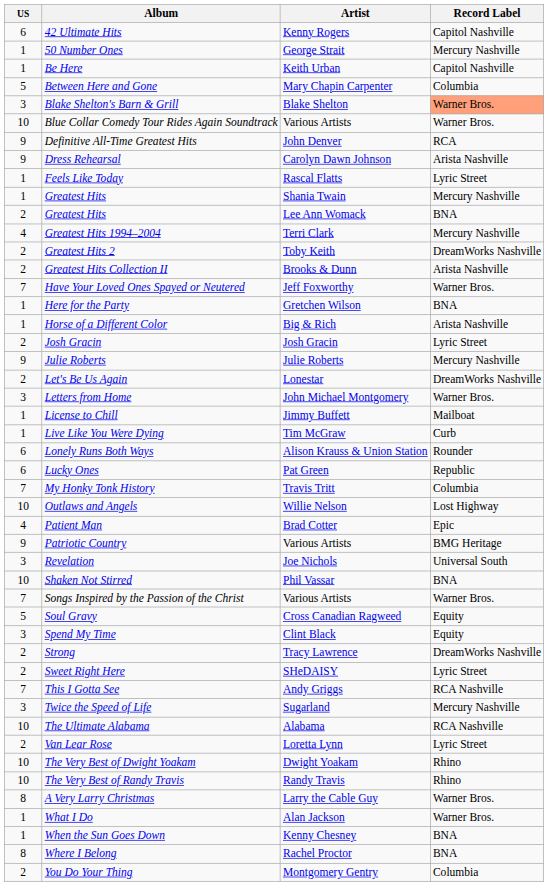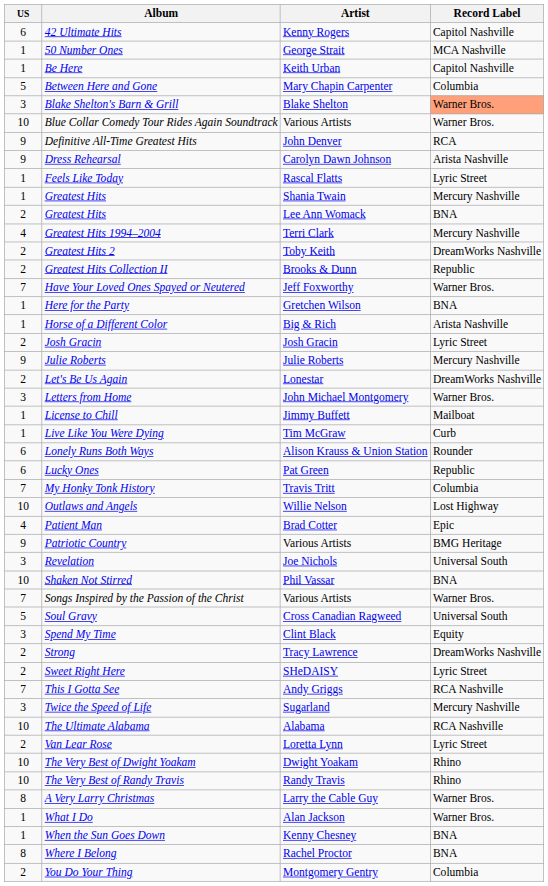(476, 50) Mercury Nashville -> (469, 50) MCA Nashville
(471, 269) Arista Nashville -> (454, 269) Republic
(448, 616) Equity -> (470, 616) Universal South
